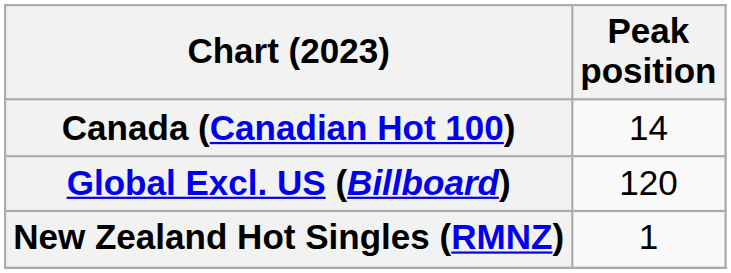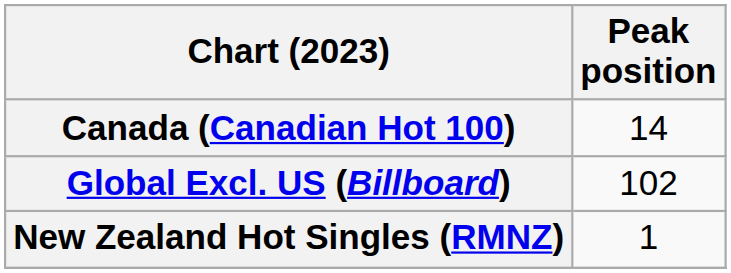(648, 182) 120 -> (648, 182) 102
